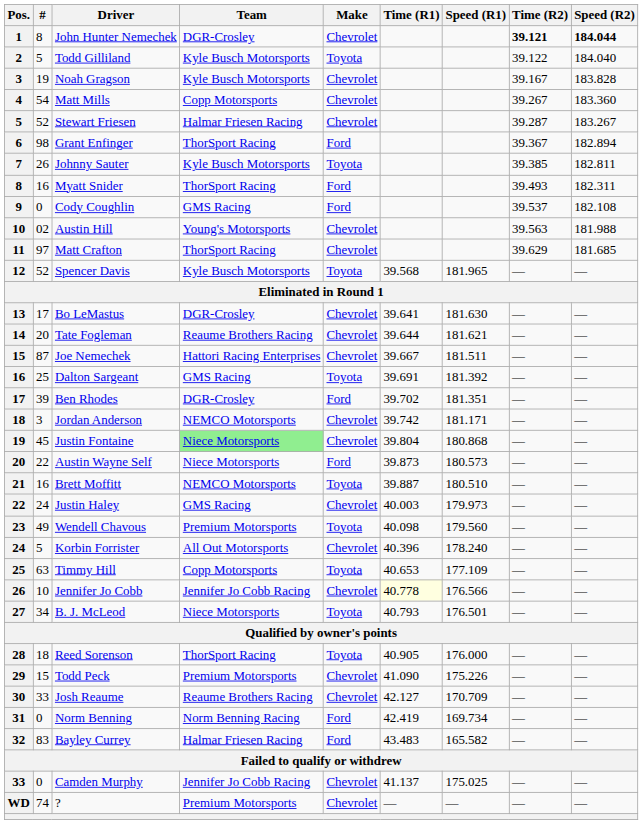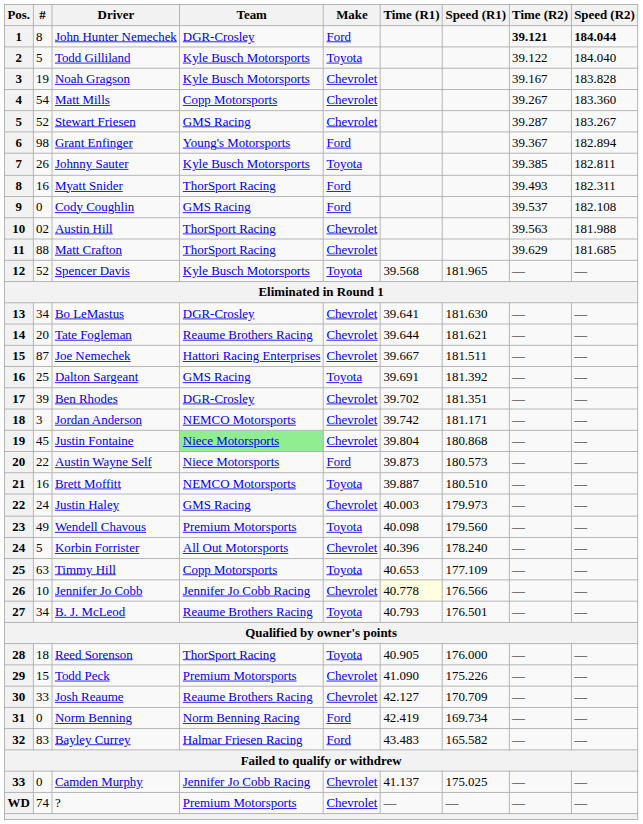(352, 36) Chevrolet -> (339, 36) Ford
(243, 121) Halmar Friesen Racing -> (217, 121) GMS Racing
(229, 143) ThorSport Racing -> (237, 143) Young's Motorsports
(237, 228) Young's Motorsports -> (229, 228) ThorSport Racing
(42, 249) 97 -> (42, 249) 88
(42, 313) 17 -> (42, 313) 34
(339, 398) Ford -> (352, 398) Chevrolet
(231, 611) Niece Motorsports -> (248, 611) Reaume Brothers Racing
